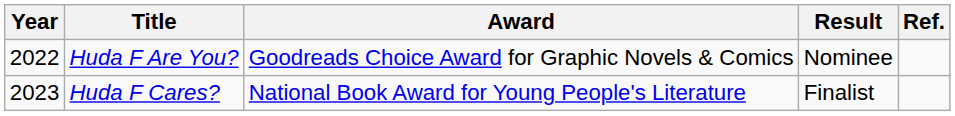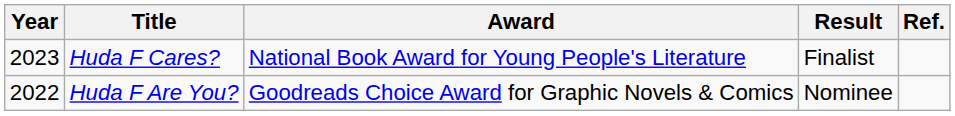rows swapped: (154, 57) <-> (145, 92)
